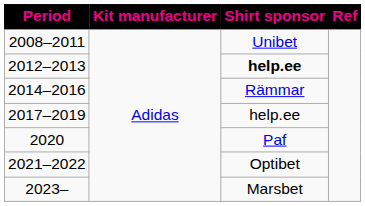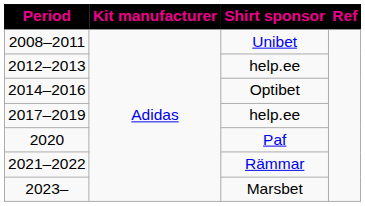(275, 66) bold -> (275, 66) normal
(275, 90) Rämmar -> (275, 90) Optibet
(275, 164) Optibet -> (275, 164) Rämmar
